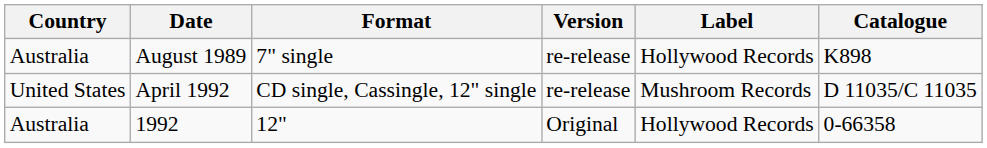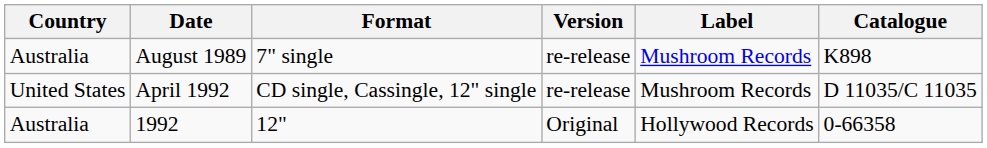(727, 55) Hollywood Records -> (726, 55) Mushroom Records
